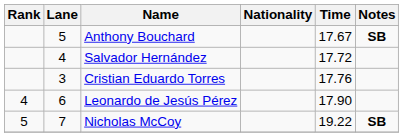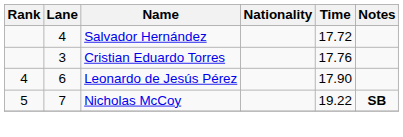- row: (139, 36)
